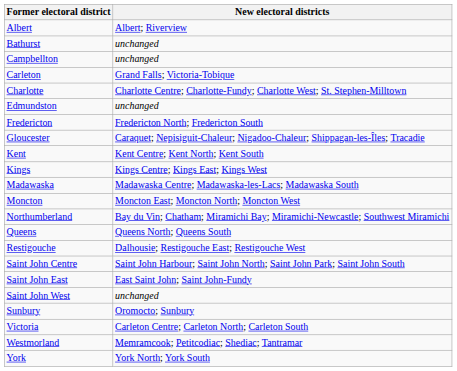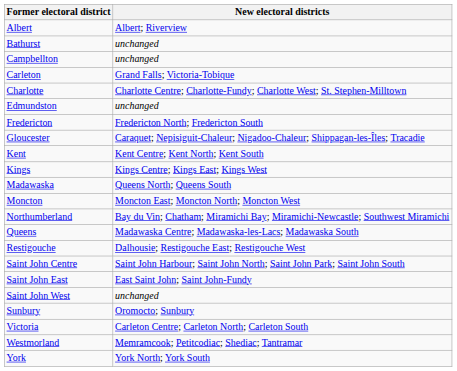(237, 185) Madawaska Centre; Madawaska-les-Lacs; Madawaska South -> (173, 185) Queens North; Queens South
(173, 232) Queens North; Queens South -> (237, 232) Madawaska Centre; Madawaska-les-Lacs; Madawaska South
